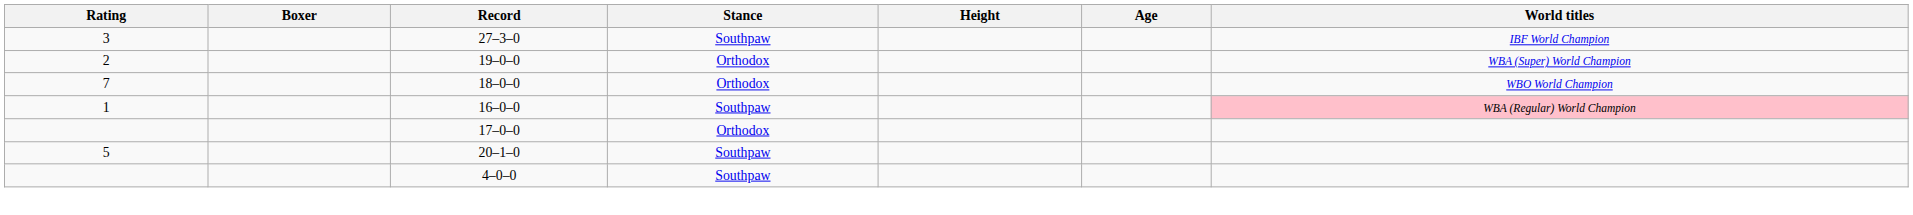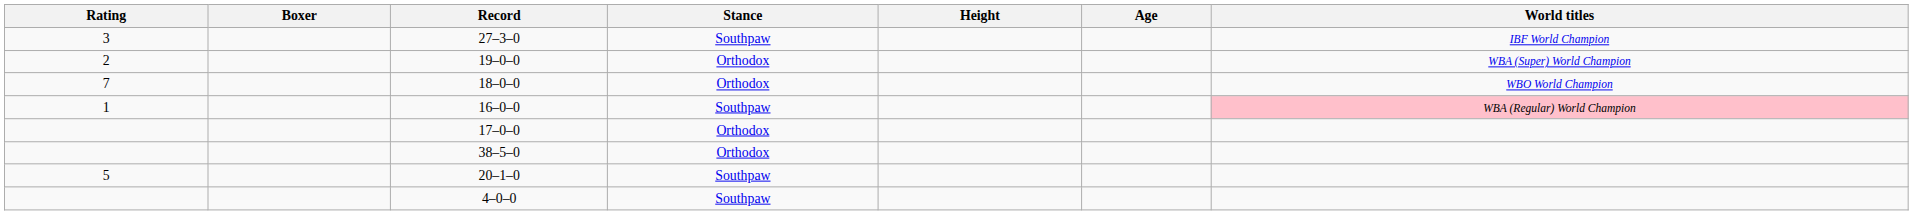+ row: (499, 153)
